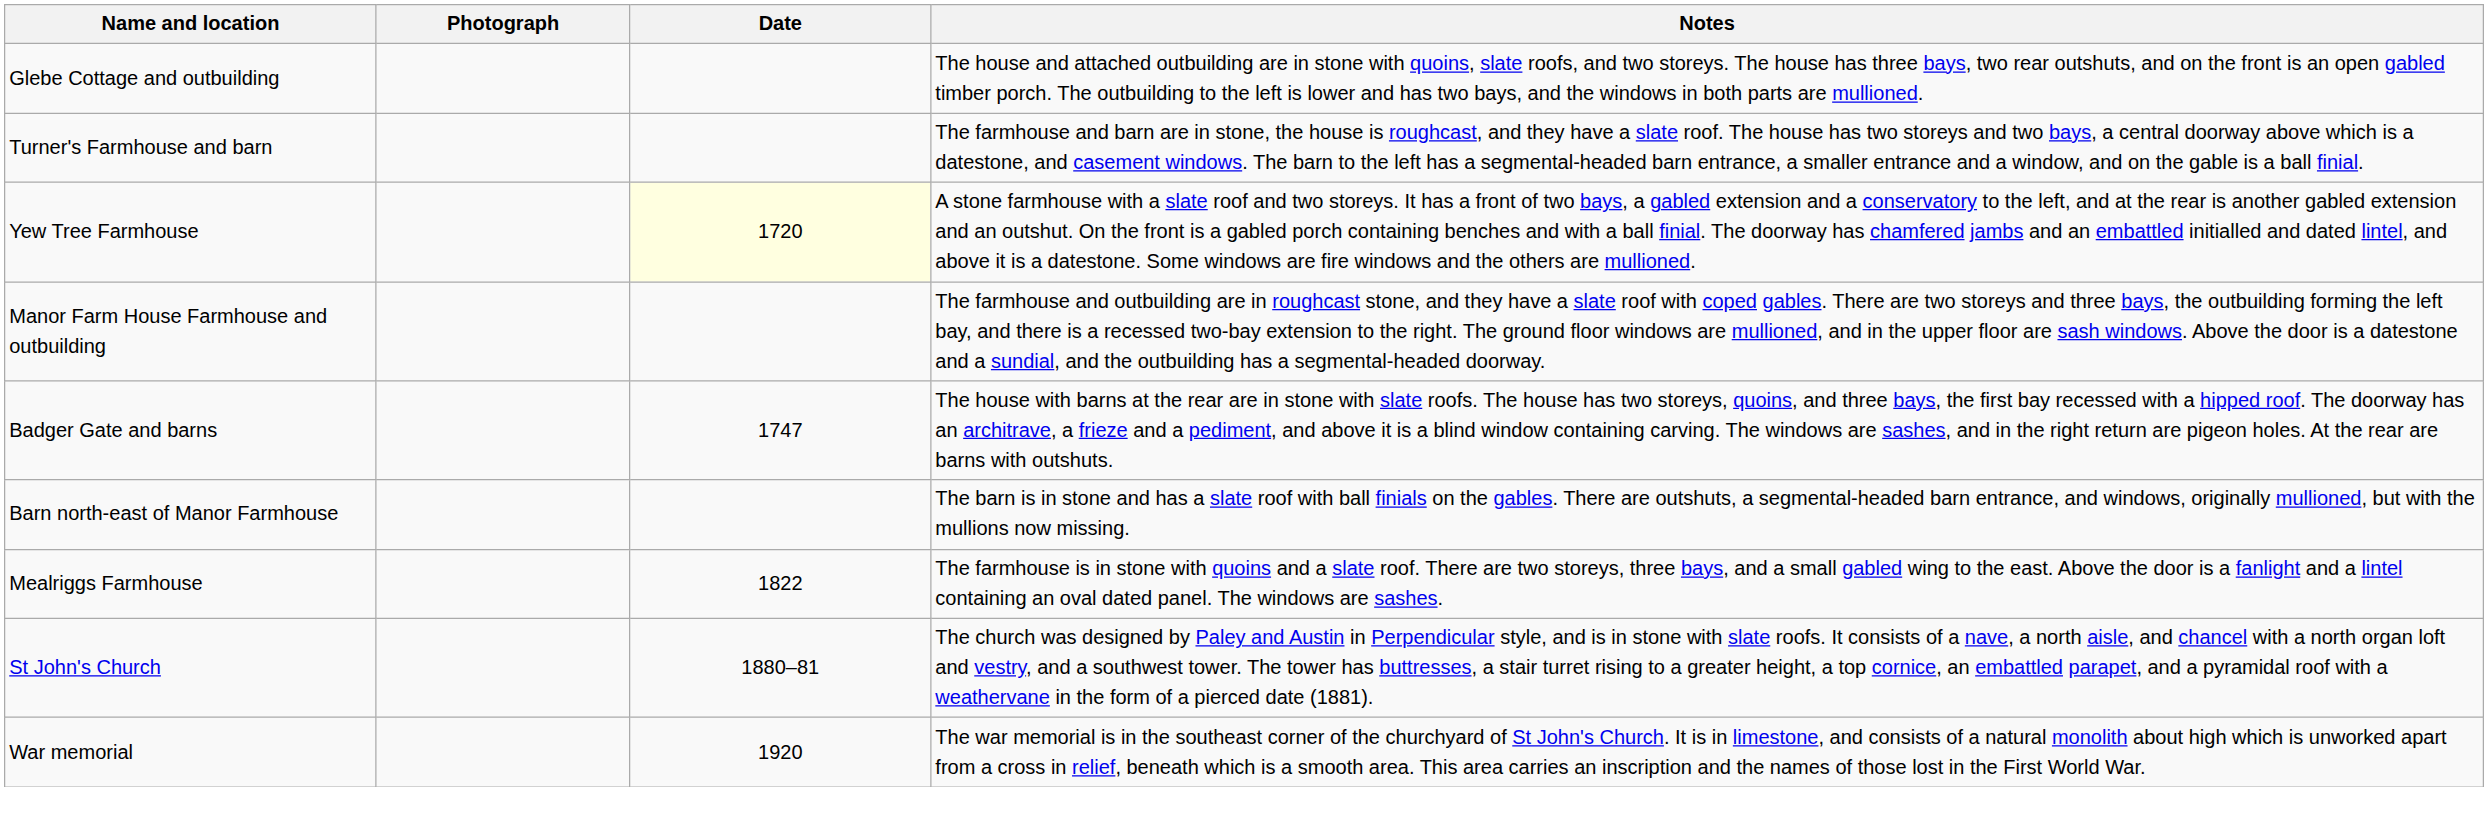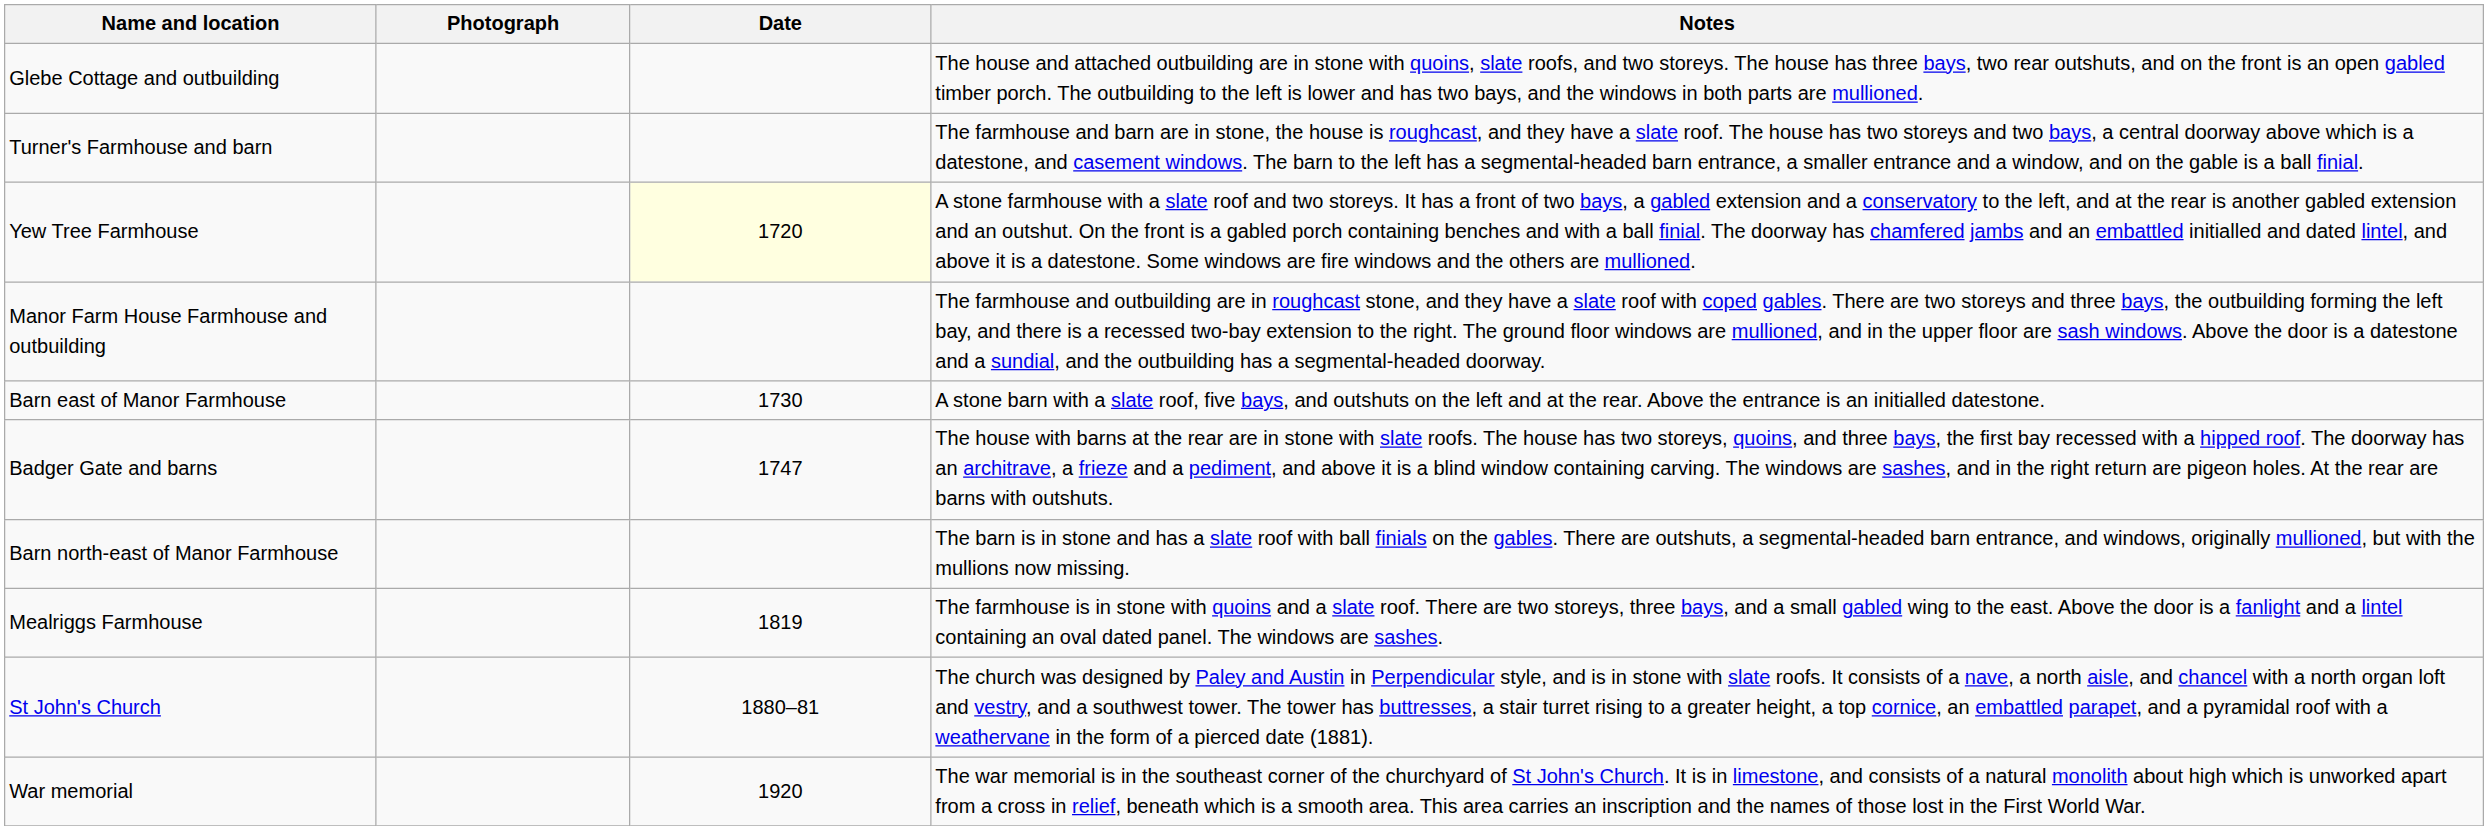+ row: (148, 400)
(780, 583) 1822 -> (780, 622) 1819
